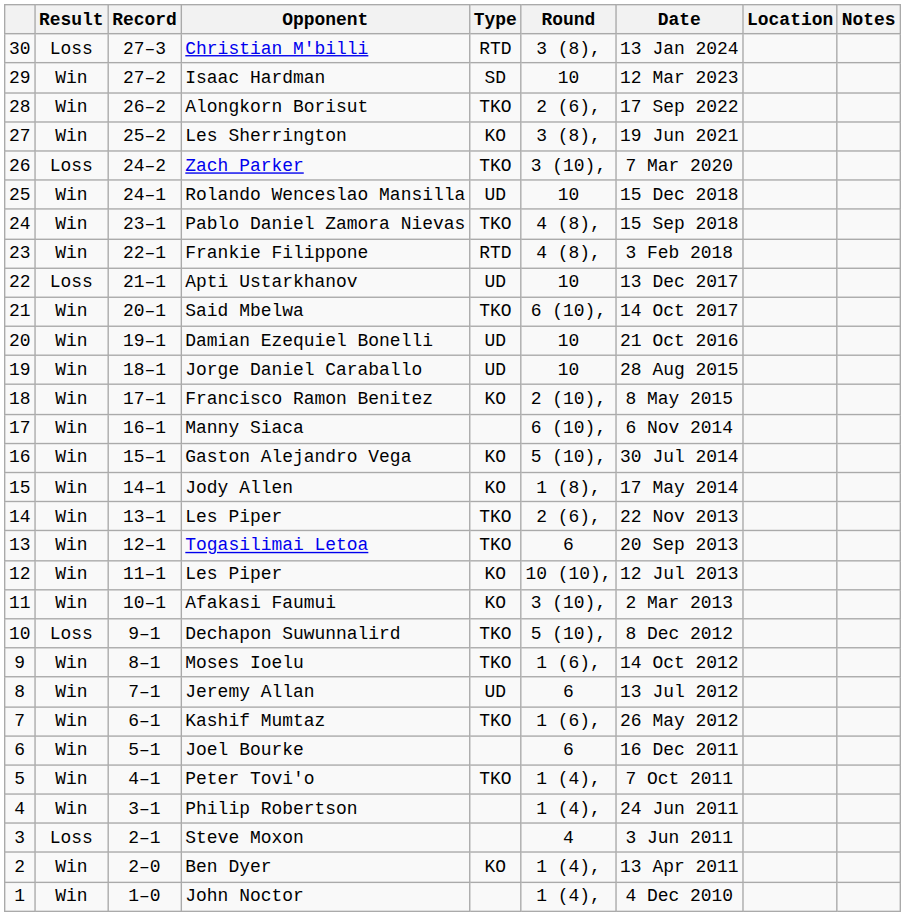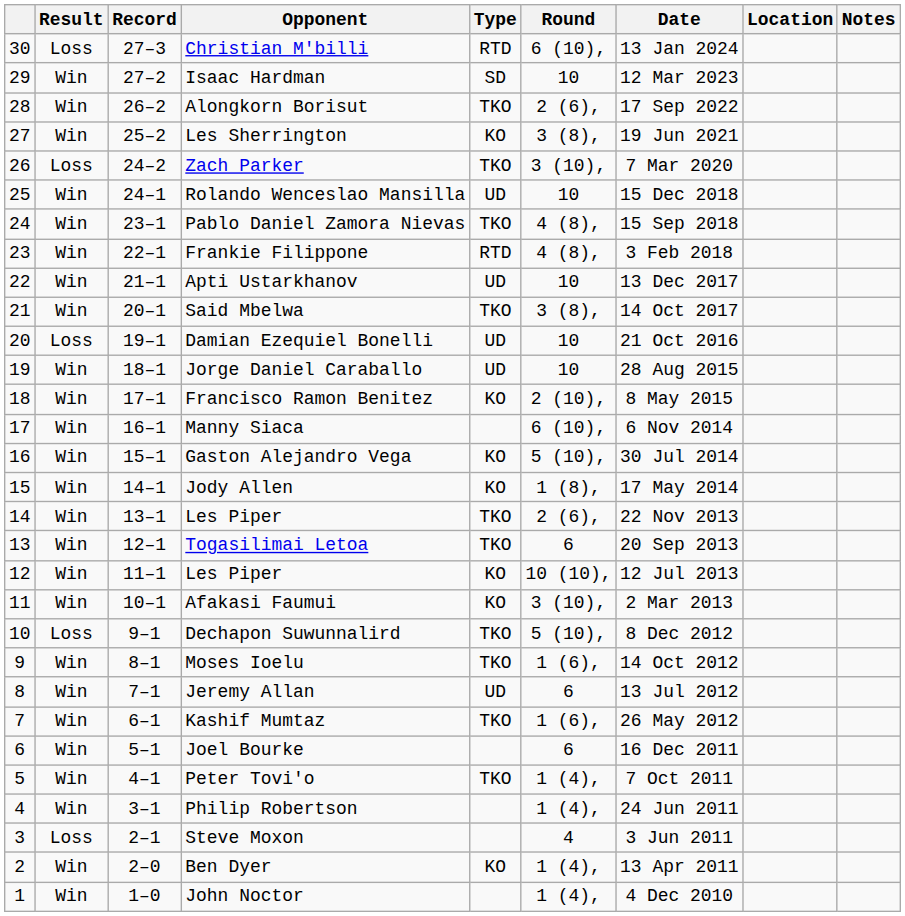(568, 49) 3 (8), -> (568, 49) 6 (10),
(71, 282) Loss -> (71, 282) Win
(568, 312) 6 (10), -> (568, 312) 3 (8),
(71, 341) Win -> (71, 341) Loss
